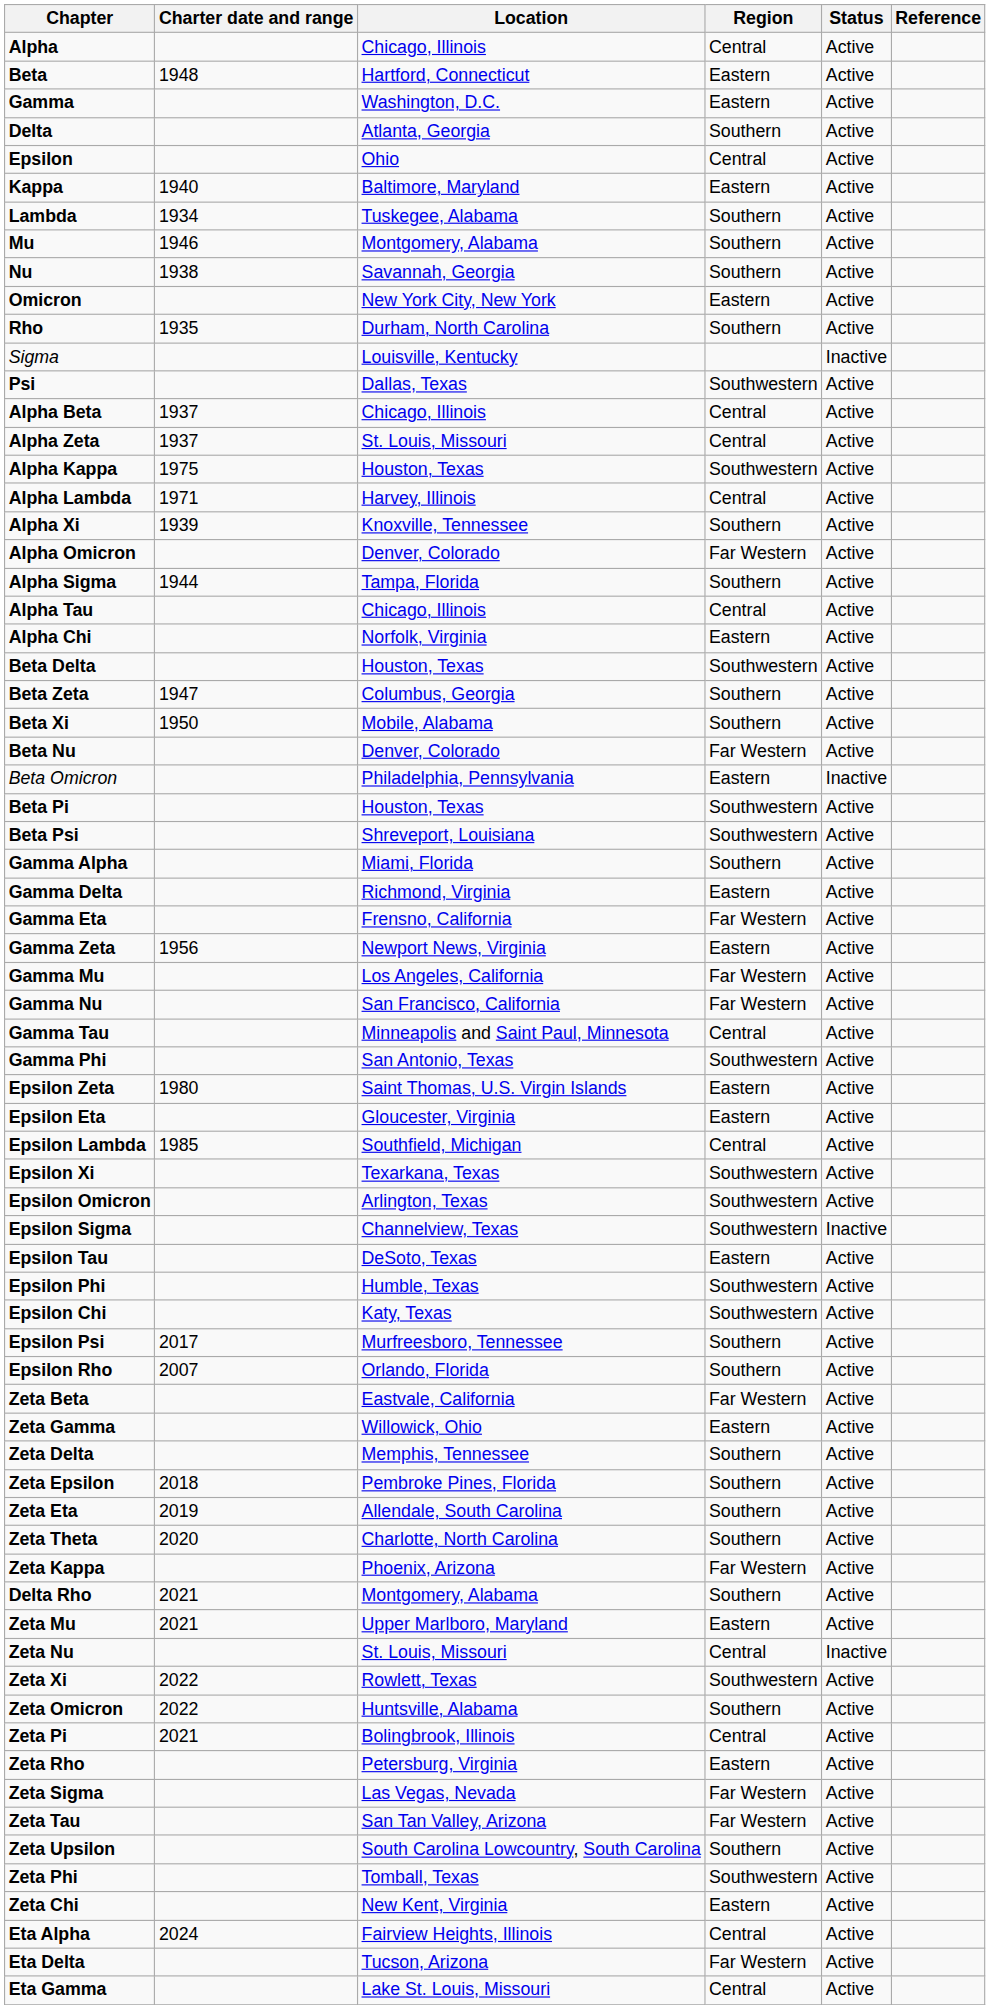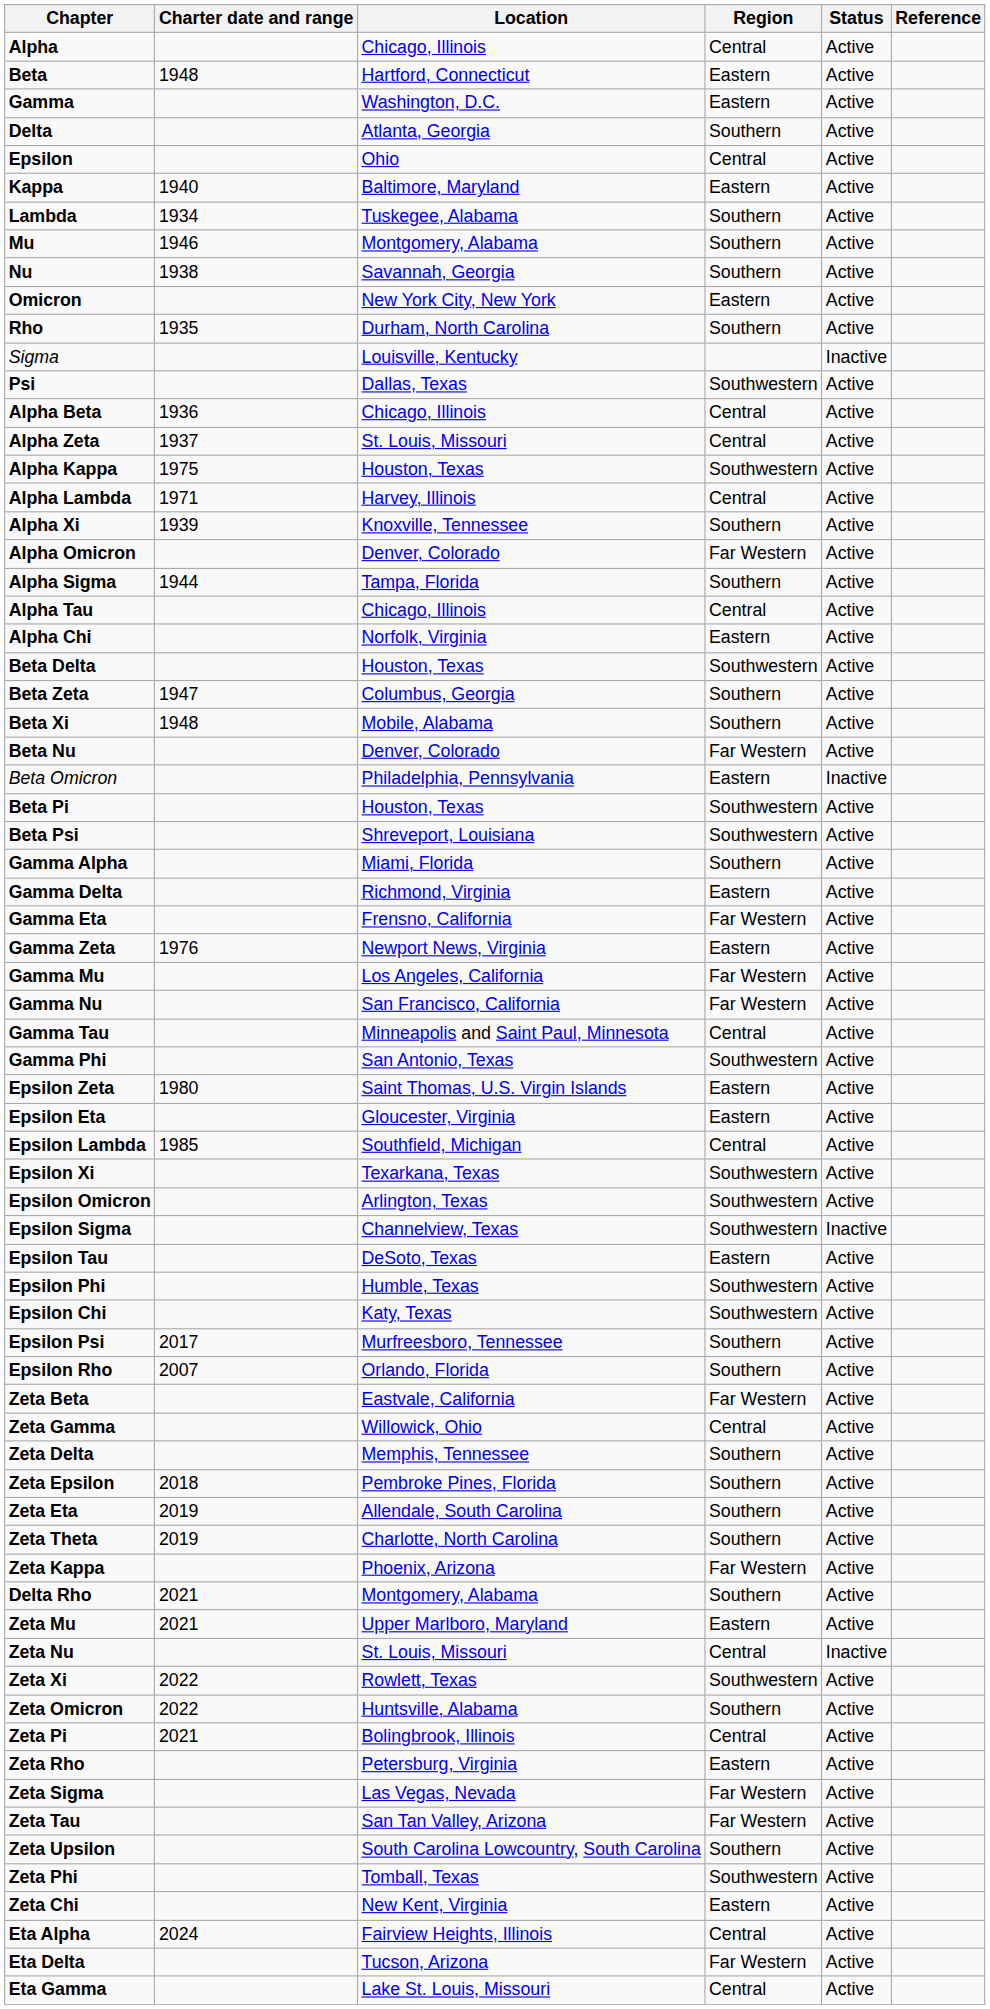(179, 412) 1937 -> (179, 412) 1936
(179, 722) 1950 -> (179, 722) 1948
(179, 948) 1956 -> (179, 948) 1976
(740, 1426) Eastern -> (738, 1426) Central
(179, 1539) 2020 -> (179, 1539) 2019
